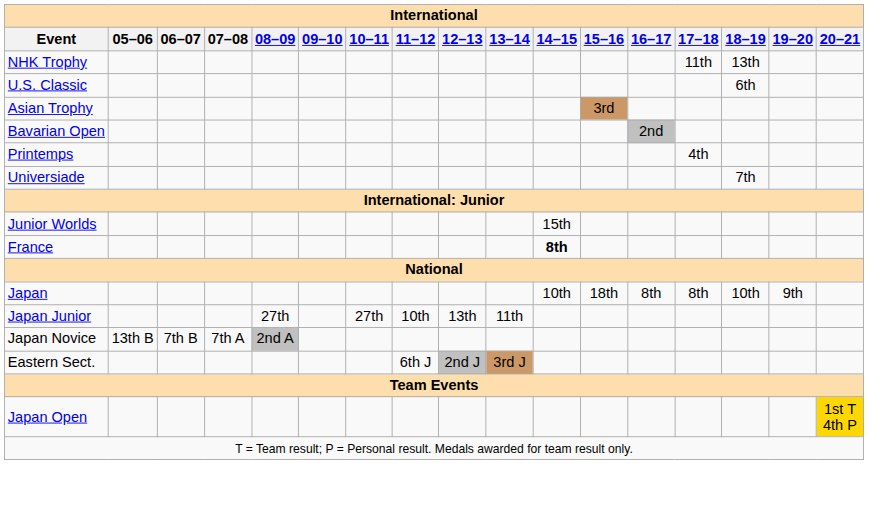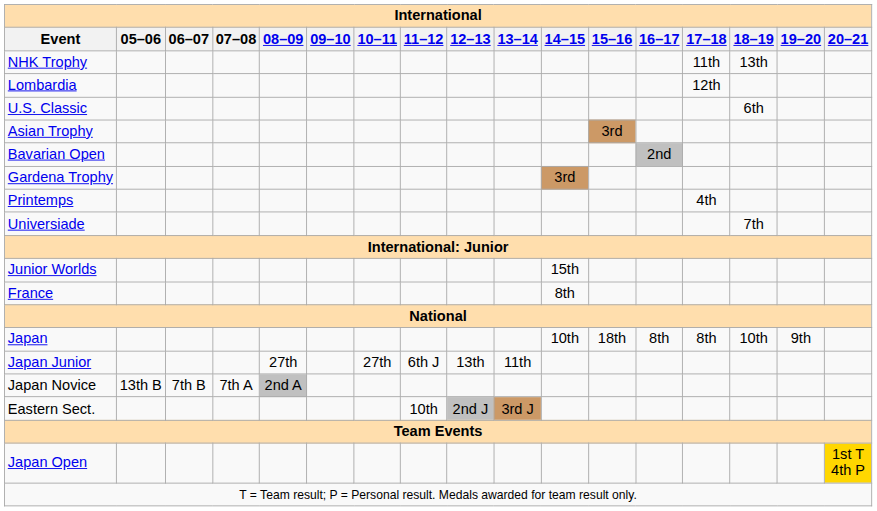+ row: (42, 85)
+ row: (60, 177)
(557, 246) bold -> (565, 293) normal
(416, 316) 10th -> (424, 362) 6th J
(416, 362) 6th J -> (424, 408) 10th
